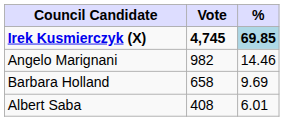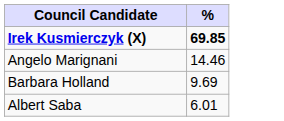- column: (212, 15)
(258, 37) lightblue background -> (208, 37) no background
